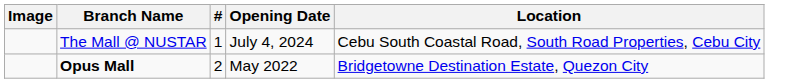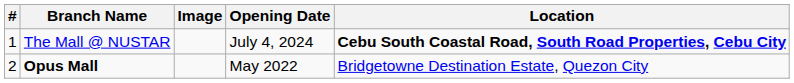columns swapped: (218, 16) <-> (30, 16)
(549, 41) normal -> (562, 41) bold
